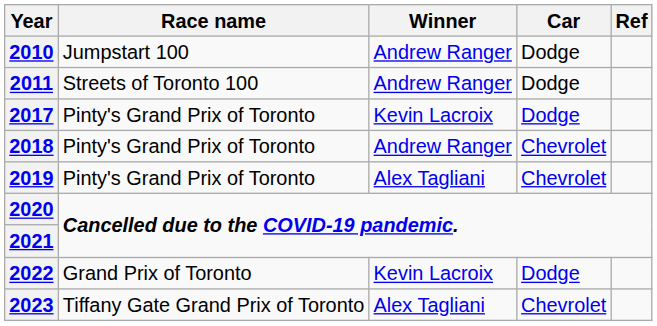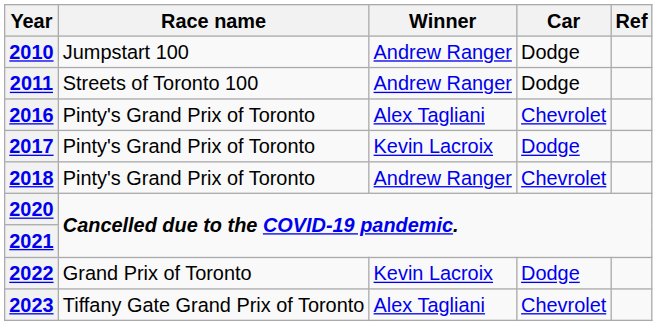+ row: (31, 115)
- row: (31, 178)
